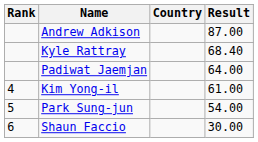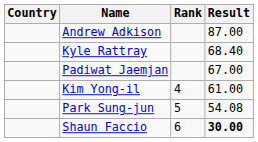columns swapped: (21, 14) <-> (177, 14)
(225, 71) 64.00 -> (225, 71) 67.00
(225, 109) 54.00 -> (225, 109) 54.08
(225, 128) normal -> (225, 128) bold
